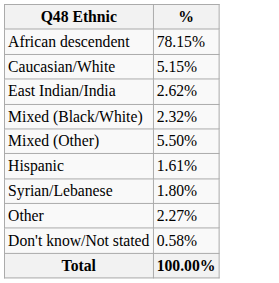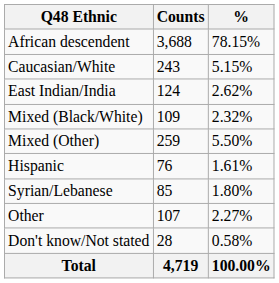+ column: (181, 16)
